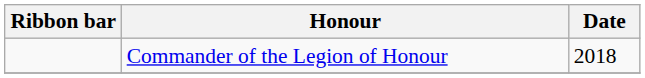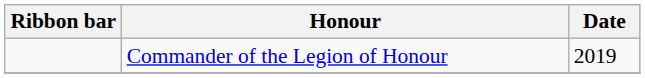(595, 55) 2018 -> (595, 55) 2019
